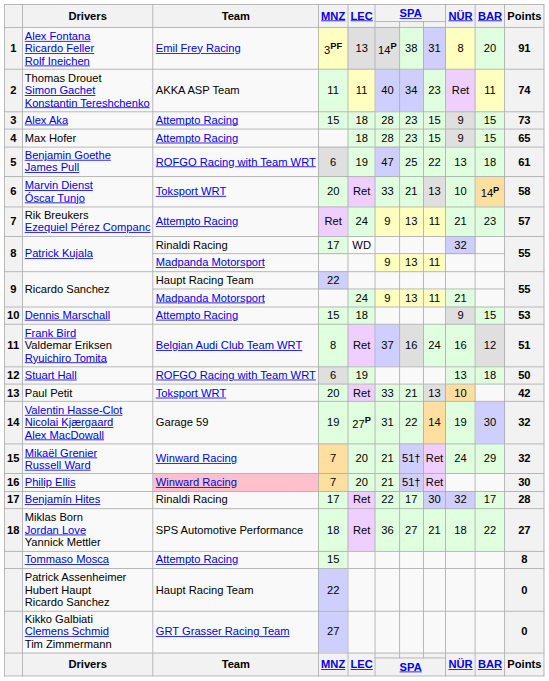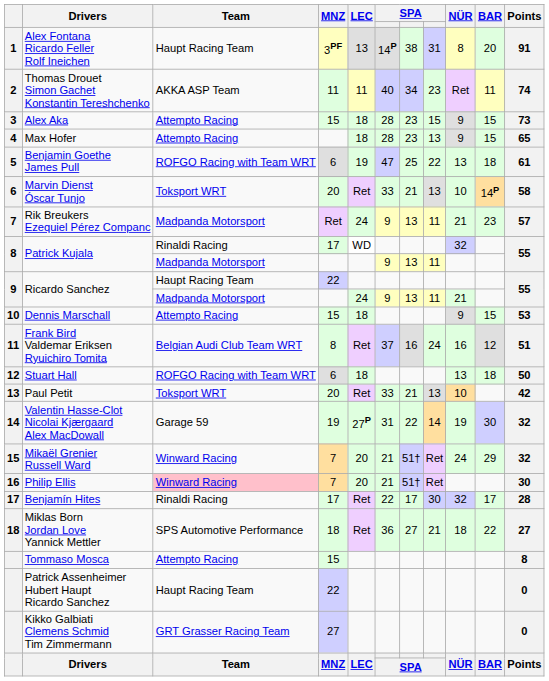(198, 48) Emil Frey Racing -> (205, 48) Haupt Racing Team
(435, 138) 15 -> (435, 138) 13
(197, 221) Attempto Racing -> (210, 221) Madpanda Motorsport
(362, 375) 19 -> (362, 375) 18
